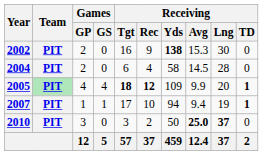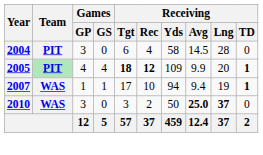- row: (19, 50)
(83, 68) 2 -> (83, 50) 3
(53, 104) PIT -> (53, 86) WAS
(53, 123) PIT -> (53, 104) WAS
